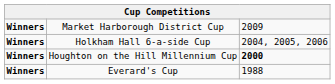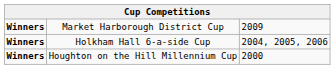(252, 57) bold -> (252, 57) normal
- row: (143, 72)
